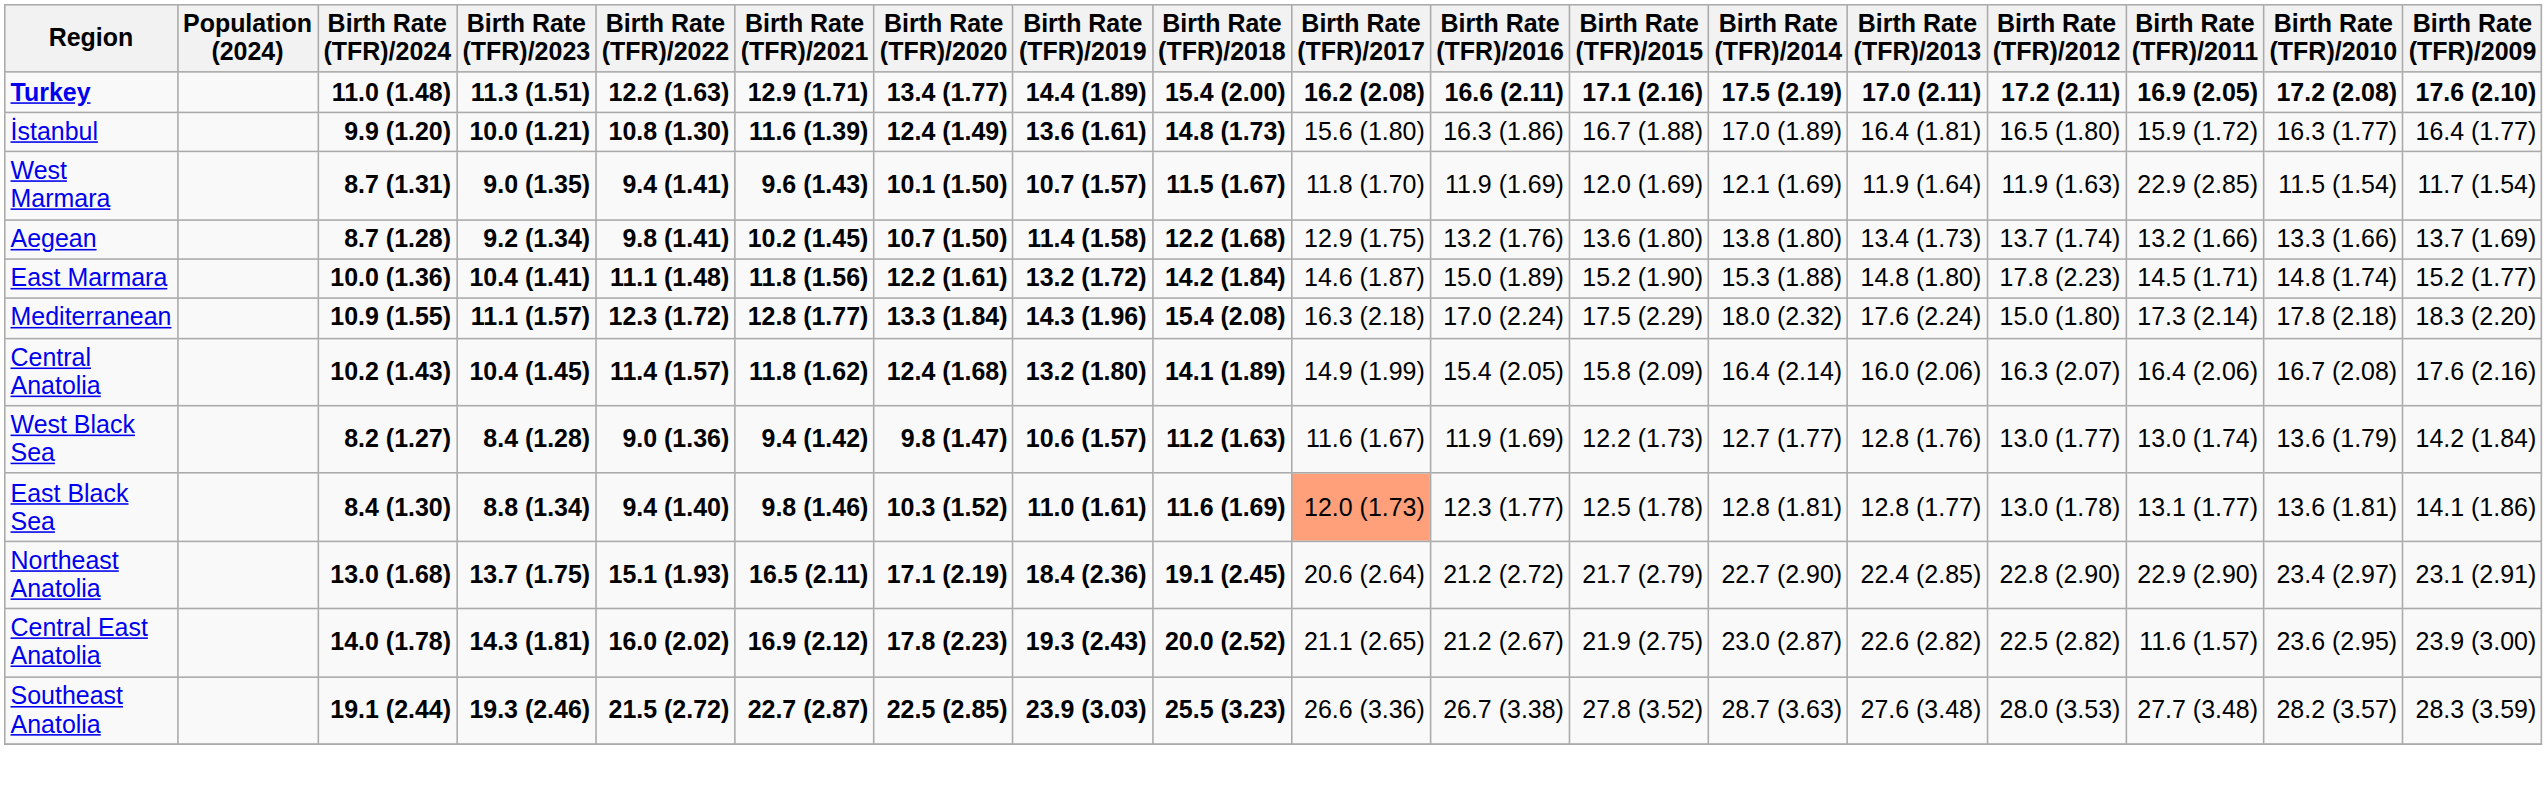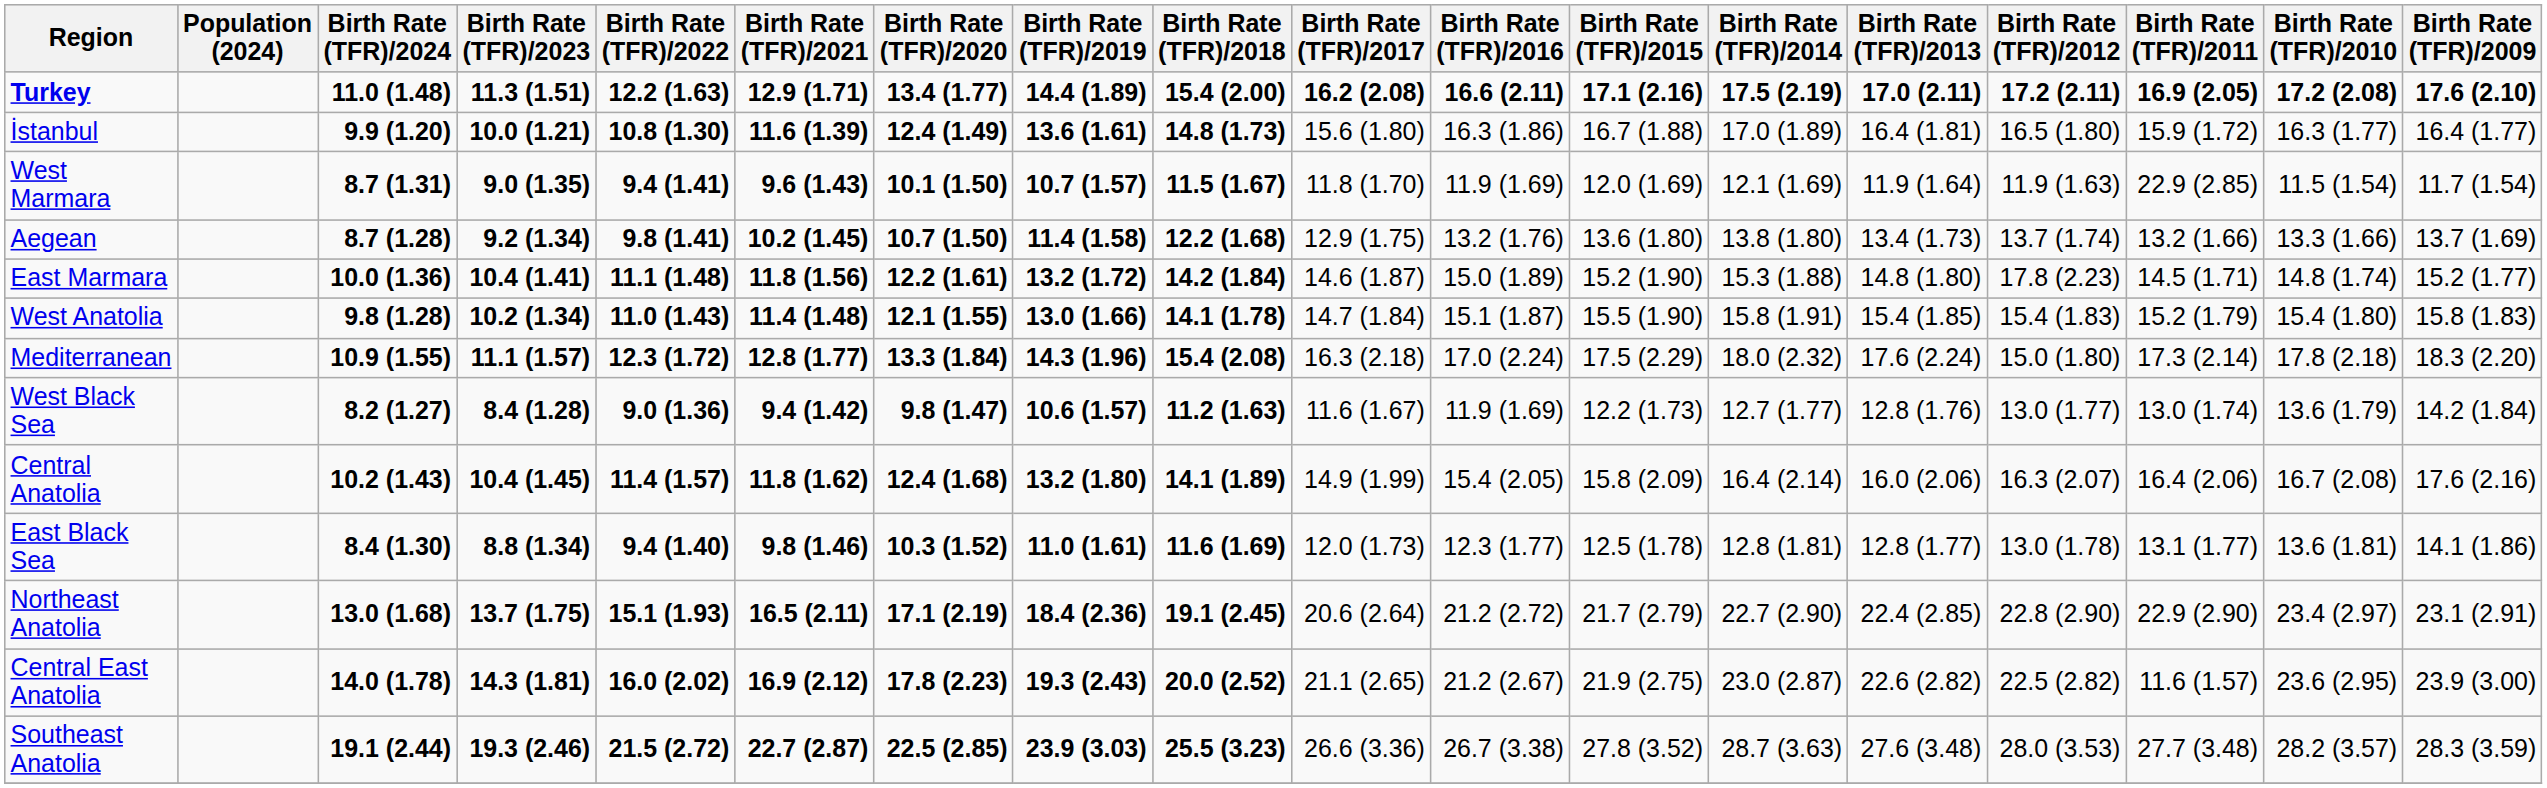+ row: (87, 317)
rows swapped: (56, 371) <-> (73, 439)
(1364, 506) lightsalmon background -> (1364, 546) no background
